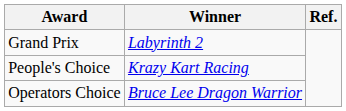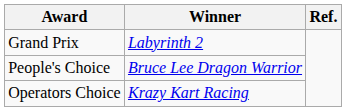(188, 67) Krazy Kart Racing -> (215, 67) Bruce Lee Dragon Warrior
(215, 93) Bruce Lee Dragon Warrior -> (188, 93) Krazy Kart Racing
